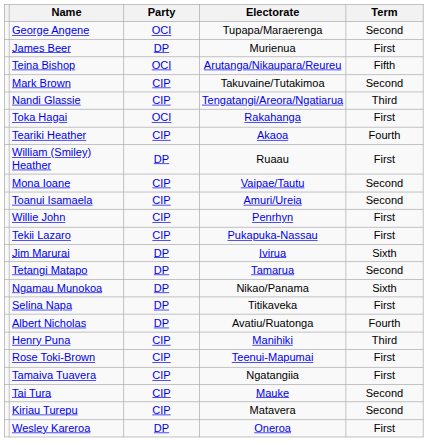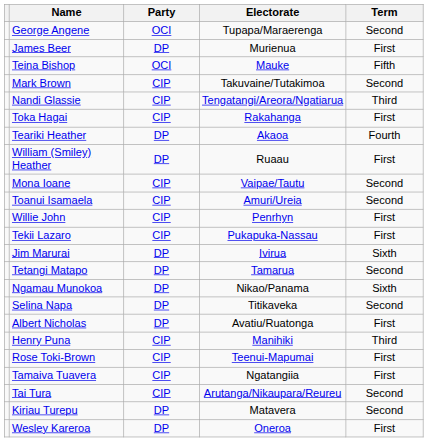(273, 65) Arutanga/Nikaupara/Reureu -> (273, 65) Mauke
(162, 118) OCI -> (162, 118) CIP
(162, 135) CIP -> (162, 135) DP
(384, 305) First -> (384, 305) Second
(384, 323) Fourth -> (384, 323) First
(273, 393) Mauke -> (273, 393) Arutanga/Nikaupara/Reureu
(162, 410) CIP -> (162, 410) DP
